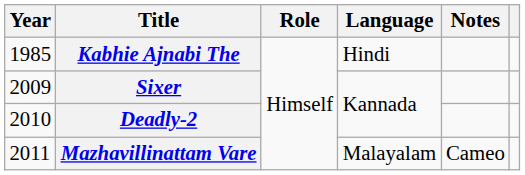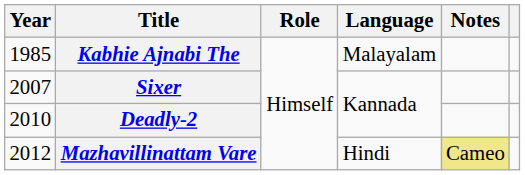(366, 53) Hindi -> (390, 53) Malayalam
(30, 86) 2009 -> (30, 86) 2007
(30, 152) 2011 -> (30, 152) 2012
(390, 152) Malayalam -> (366, 152) Hindi
(475, 152) no background -> (475, 152) khaki background
